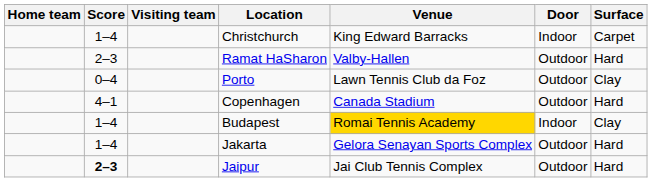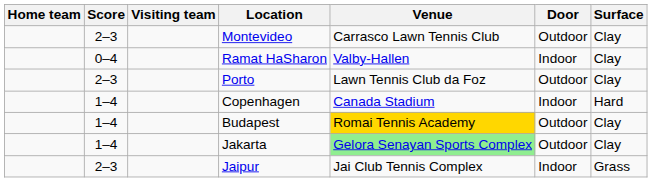- row: (260, 36)
+ row: (257, 36)
(106, 58) 2–3 -> (106, 58) 0–4
(563, 58) Outdoor -> (558, 58) Indoor
(608, 58) Hard -> (607, 58) Clay
(106, 79) 0–4 -> (106, 79) 2–3
(106, 101) 4–1 -> (106, 101) 1–4
(563, 101) Outdoor -> (558, 101) Indoor
(558, 123) Indoor -> (563, 123) Outdoor
(433, 144) no background -> (433, 144) lightgreen background
(608, 144) Hard -> (607, 144) Clay
(106, 166) bold -> (106, 166) normal
(563, 166) Outdoor -> (558, 166) Indoor
(608, 166) Hard -> (612, 166) Grass
